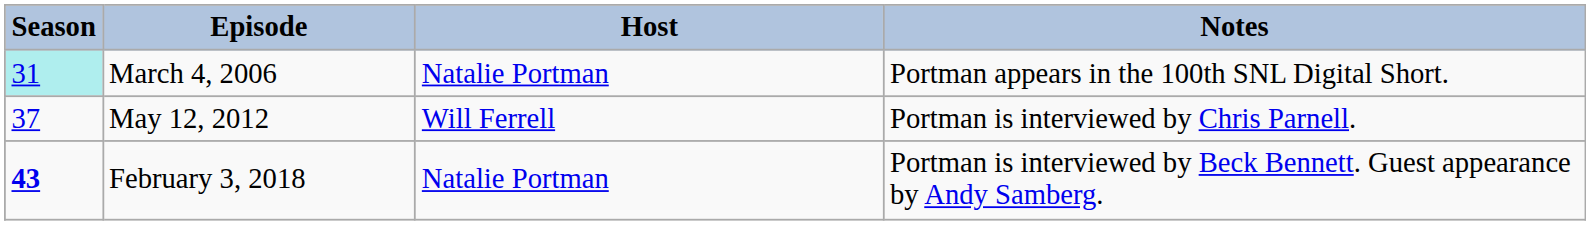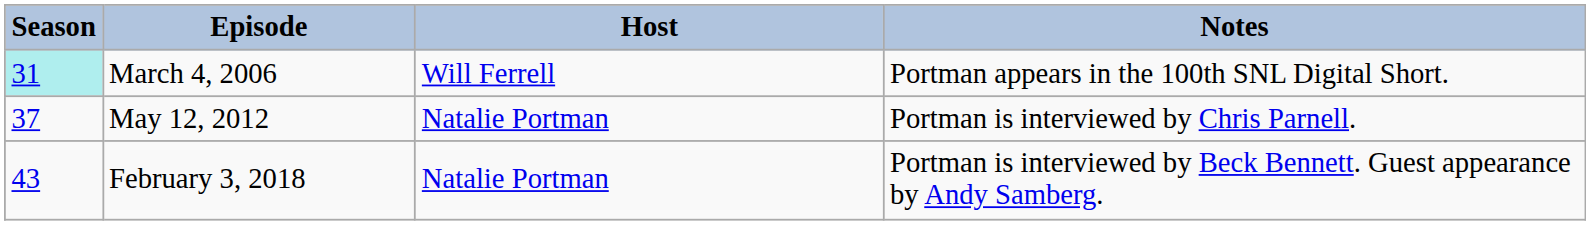(515, 72) Natalie Portman -> (488, 72) Will Ferrell
(488, 118) Will Ferrell -> (515, 118) Natalie Portman
(26, 179) bold -> (26, 179) normal
